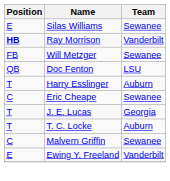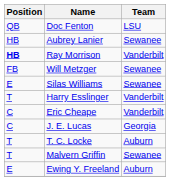rows swapped: (70, 69) <-> (74, 26)
+ row: (75, 41)
(138, 84) Auburn -> (144, 98) Vanderbilt
(142, 98) Sewanee -> (144, 112) Vanderbilt
(9, 112) T -> (10, 127) C
(10, 141) C -> (9, 155) T
(144, 155) Vanderbilt -> (138, 170) Auburn
